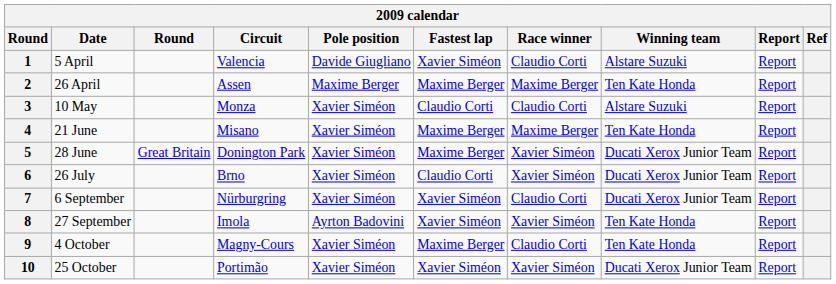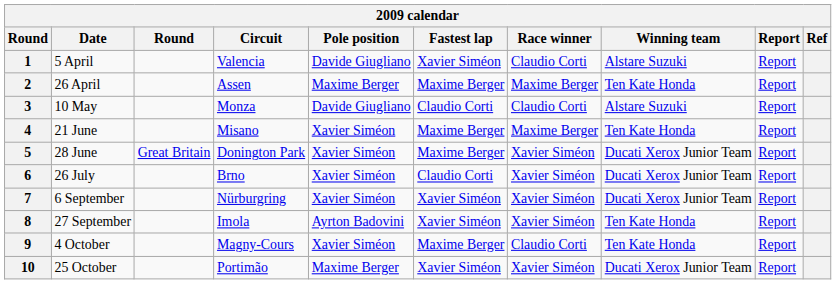(354, 107) Xavier Siméon -> (361, 107) Davide Giugliano
(549, 198) Claudio Corti -> (553, 198) Xavier Siméon
(354, 267) Xavier Siméon -> (355, 267) Maxime Berger
